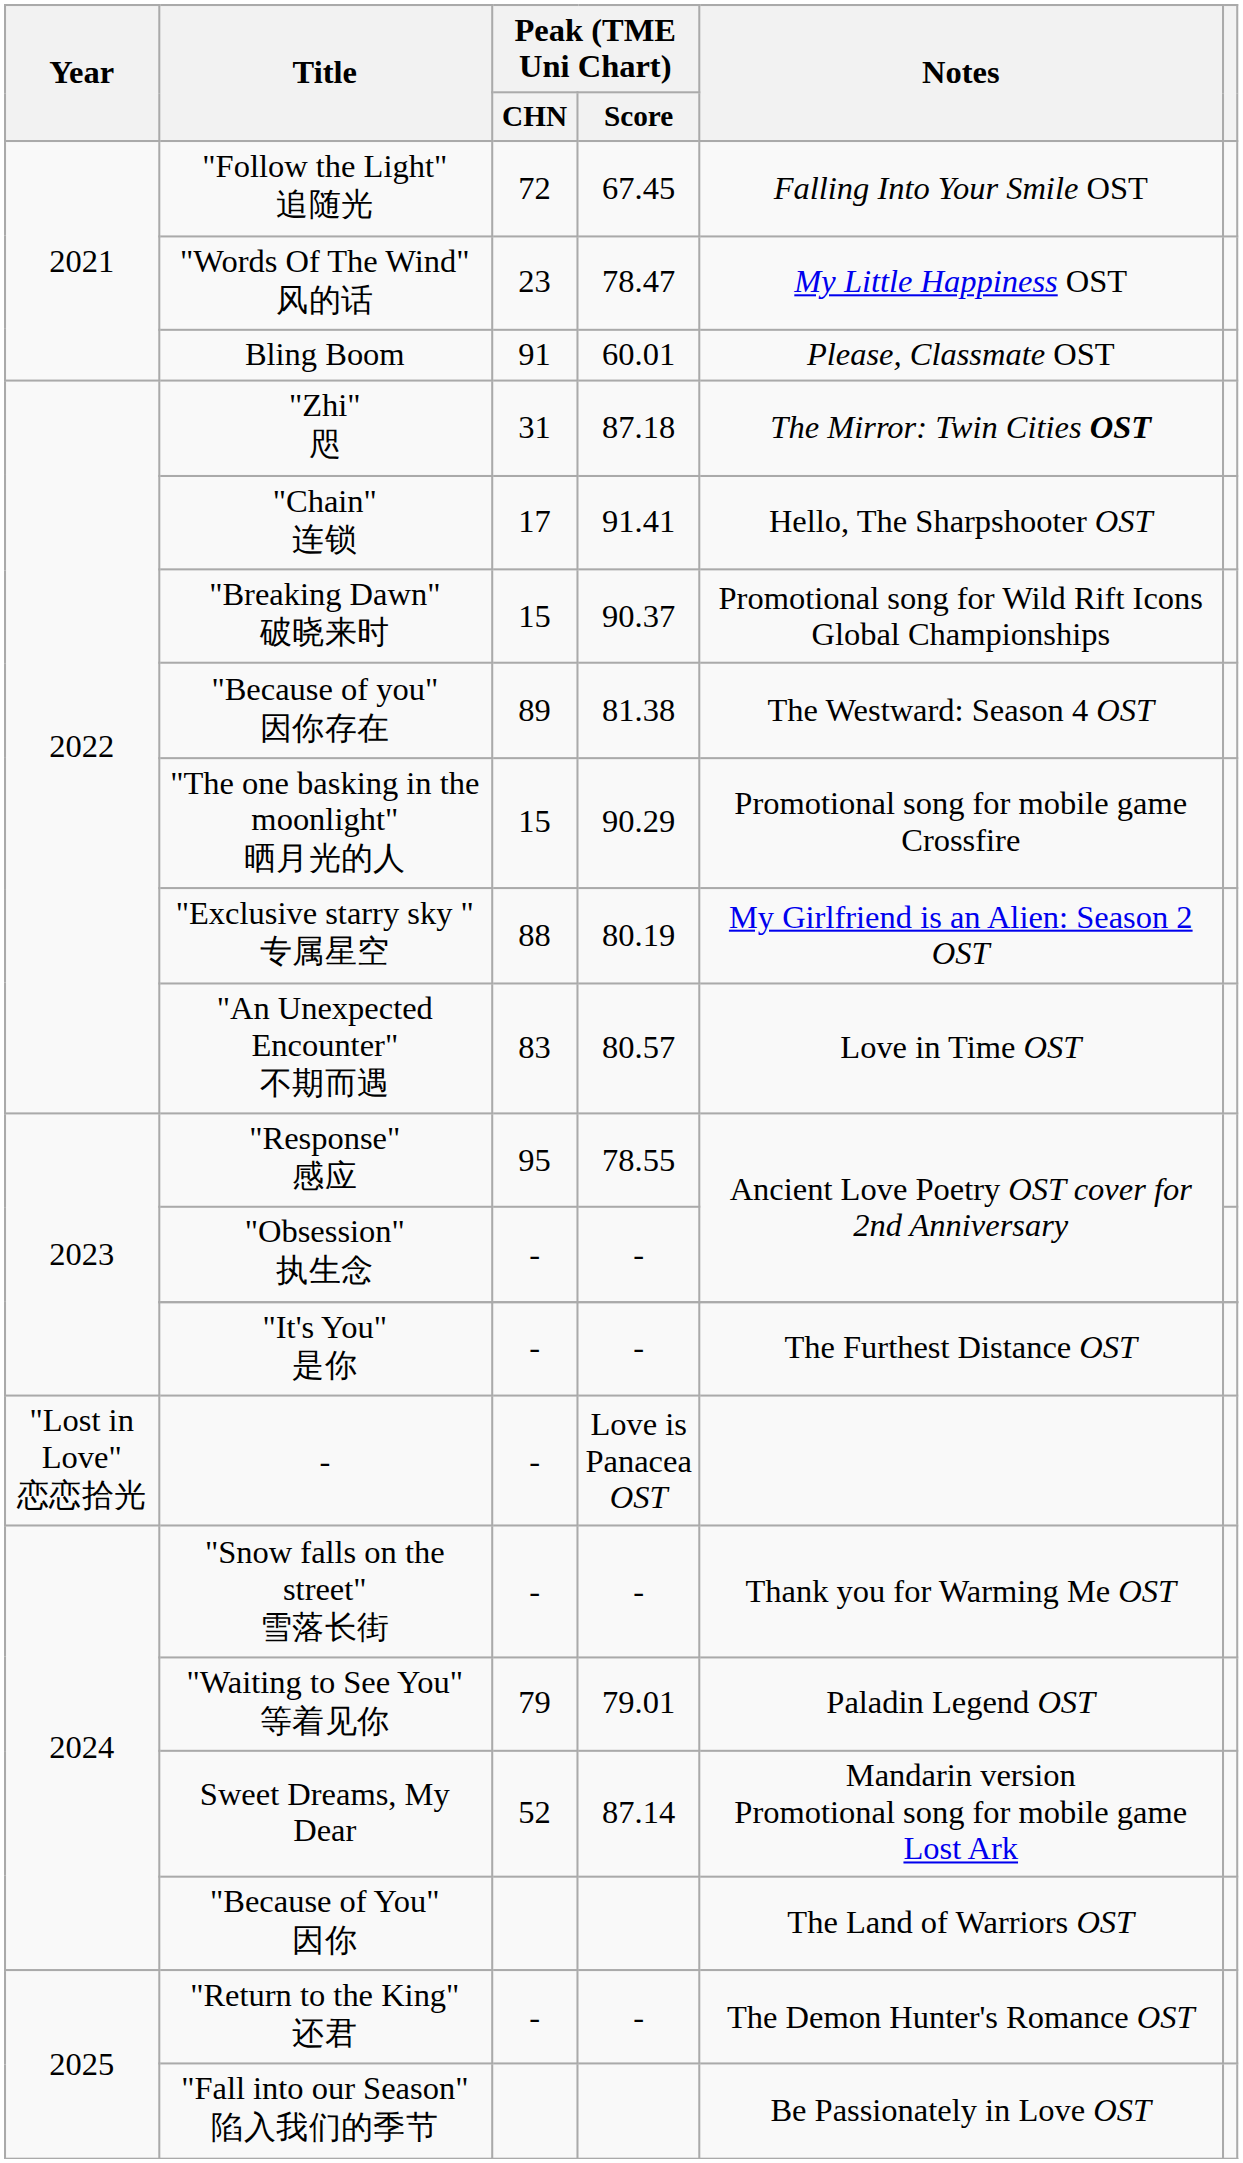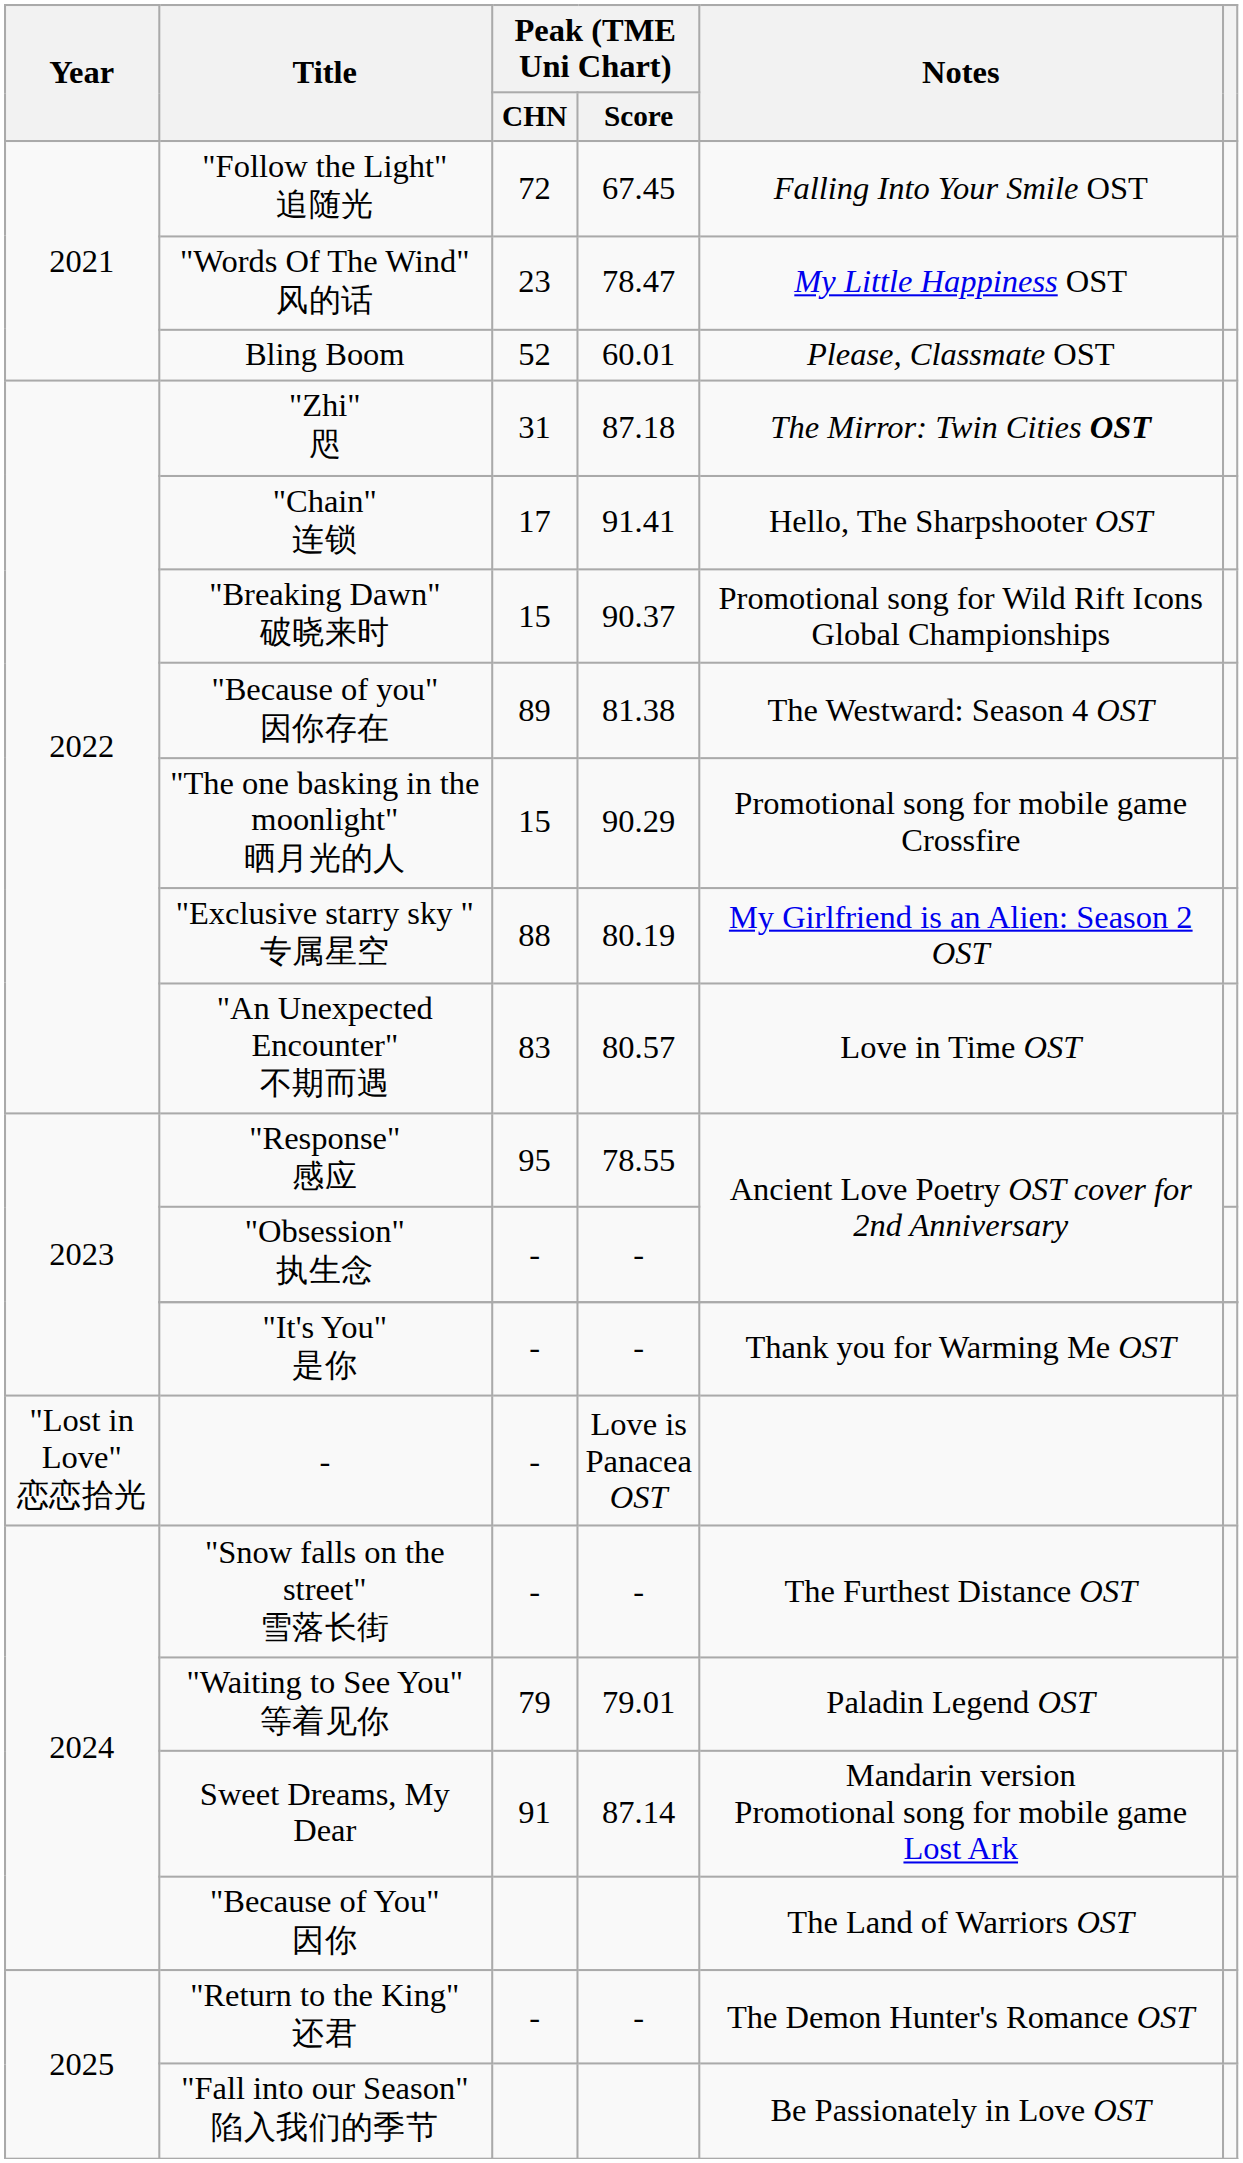(535, 354) 91 -> (535, 354) 52
(961, 1347) The Furthest Distance OST -> (961, 1347) Thank you for Warming Me OST
(961, 1591) Thank you for Warming Me OST -> (961, 1591) The Furthest Distance OST
(535, 1812) 52 -> (535, 1812) 91
